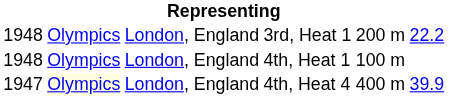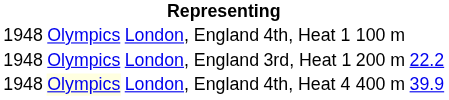rows swapped: (307, 60) <-> (307, 35)
(23, 84) 1947 -> (23, 84) 1948
